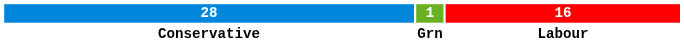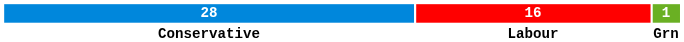columns swapped: (563, 13) <-> (430, 13)
